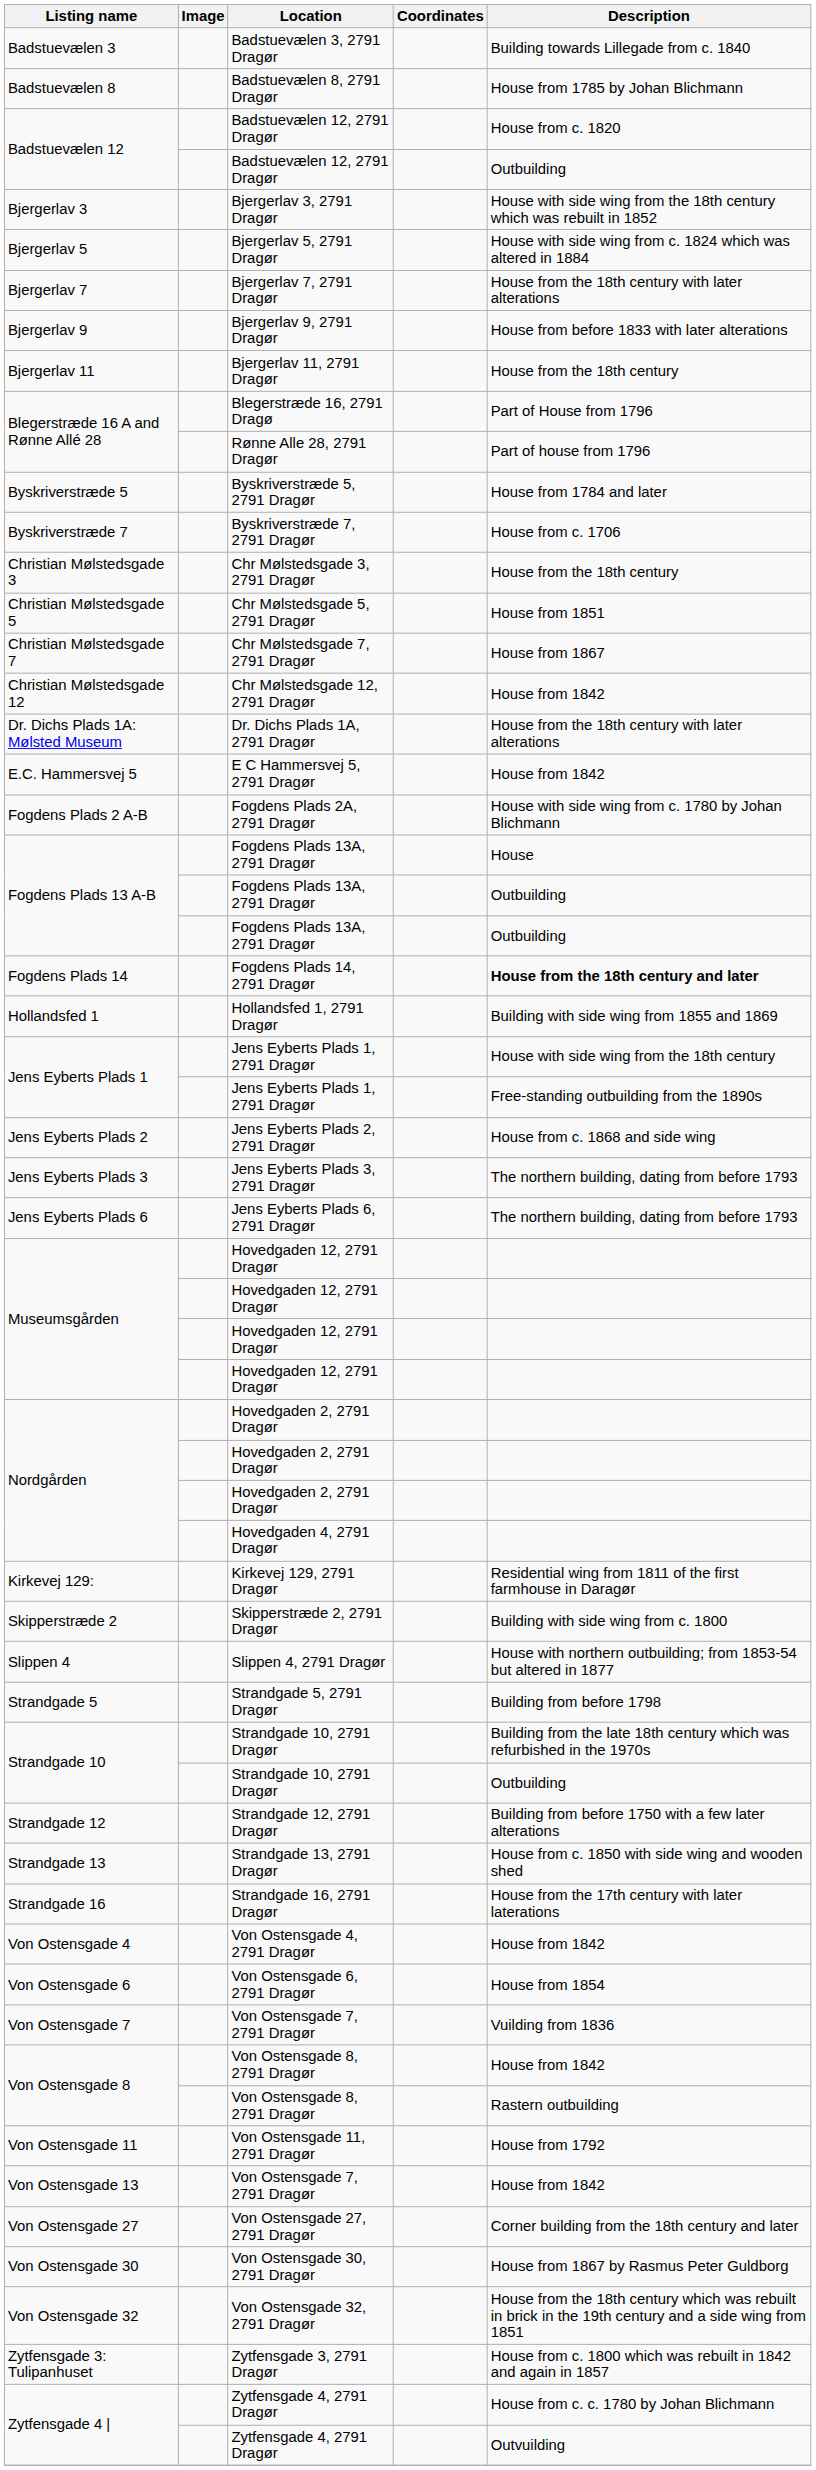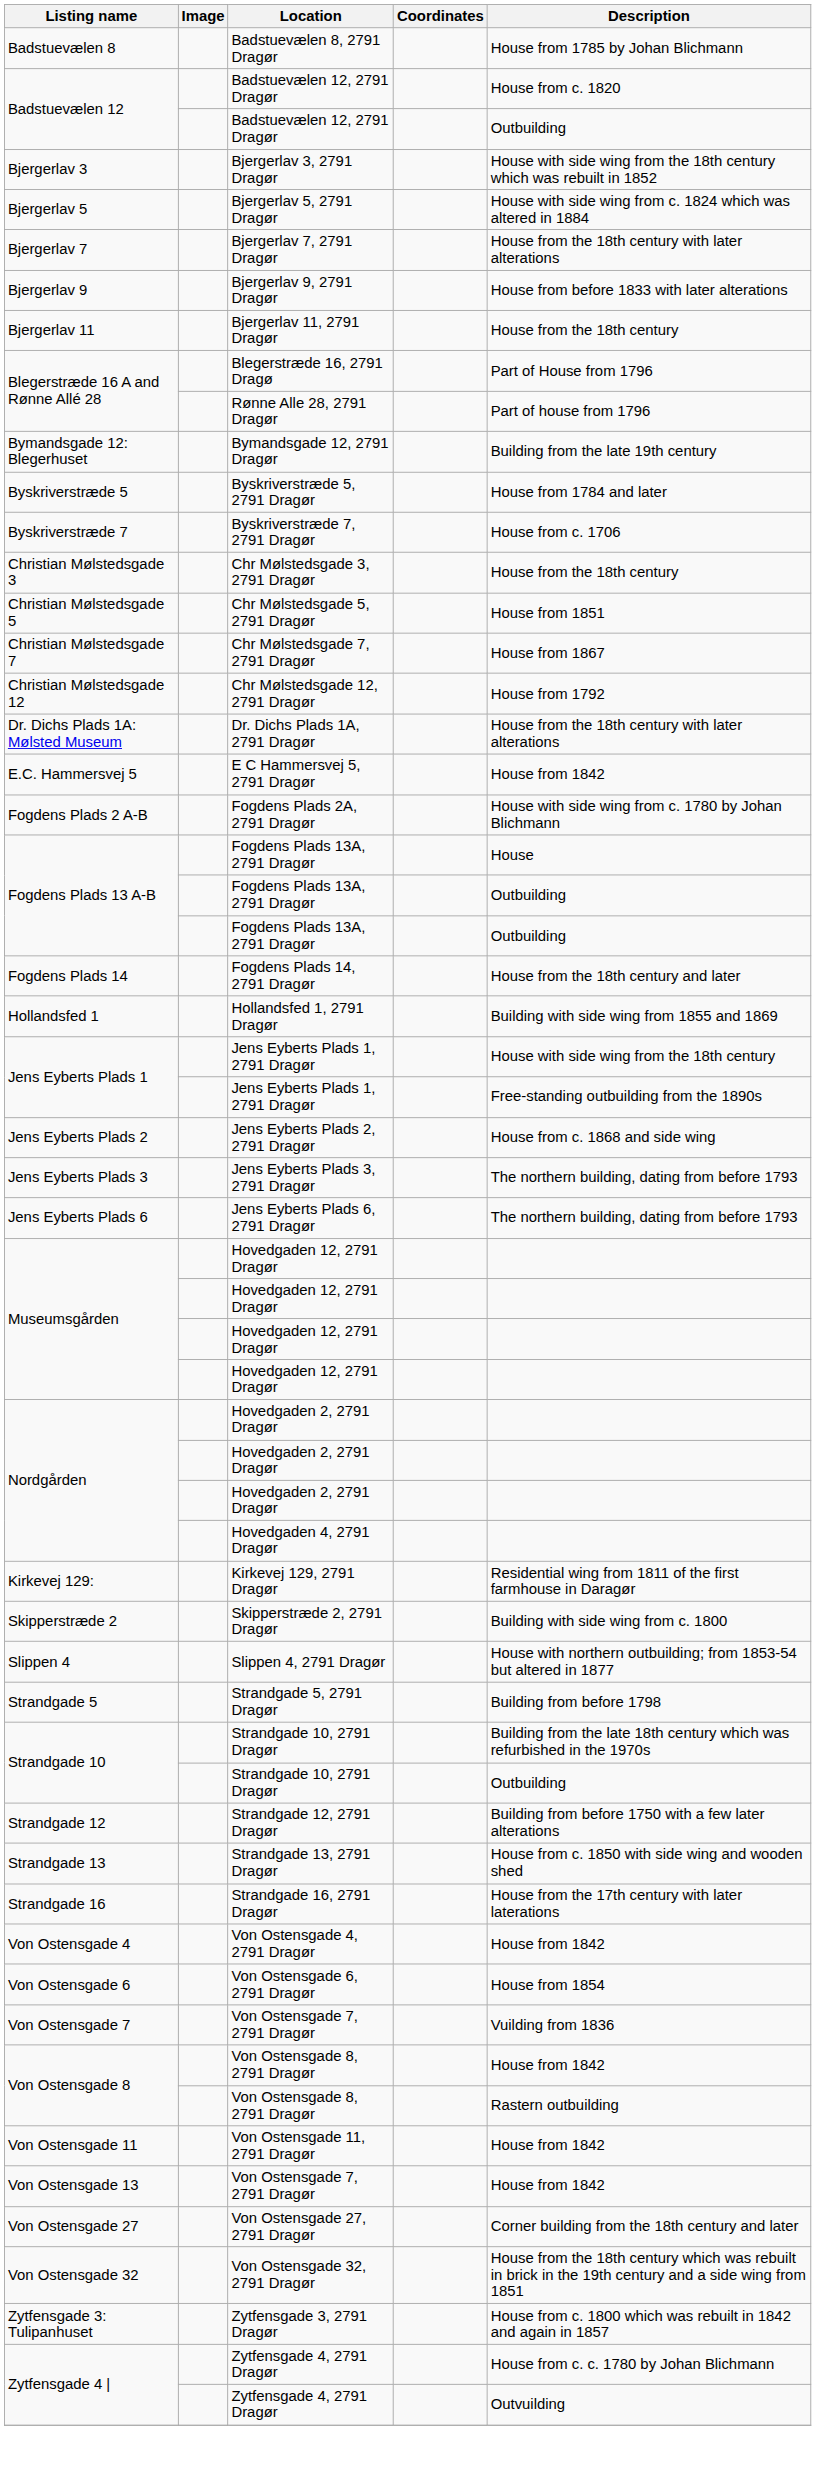- row: (62, 48)
+ row: (68, 451)
(548, 693) House from 1842 -> (548, 693) House from 1792
(625, 976) bold -> (616, 976) normal
(548, 2145) House from 1792 -> (548, 2145) House from 1842
- row: (73, 2266)
